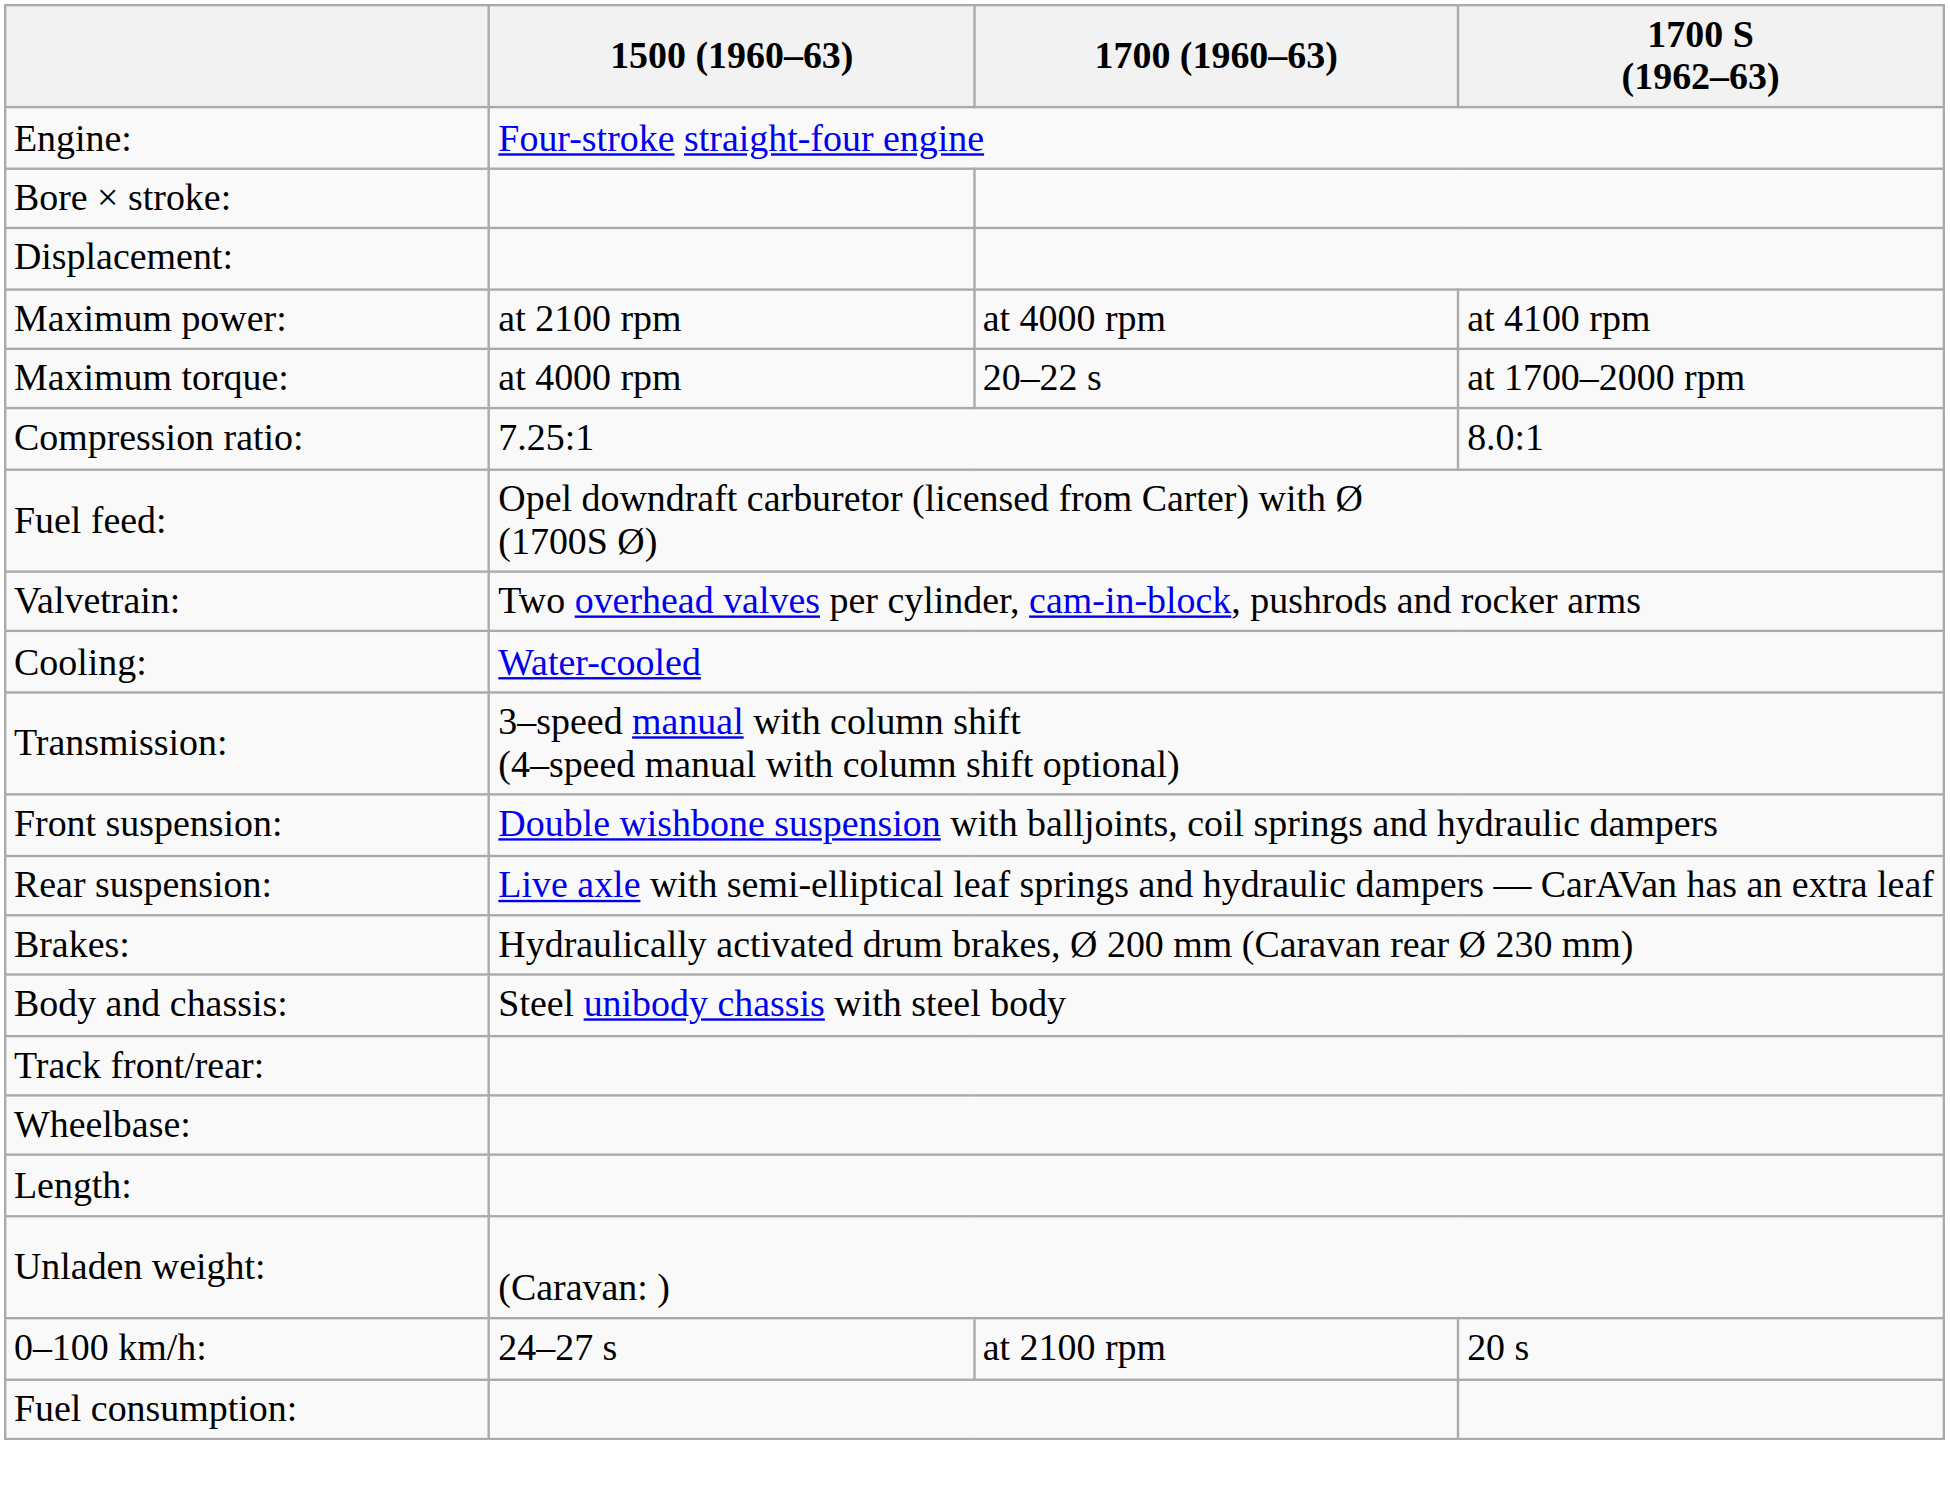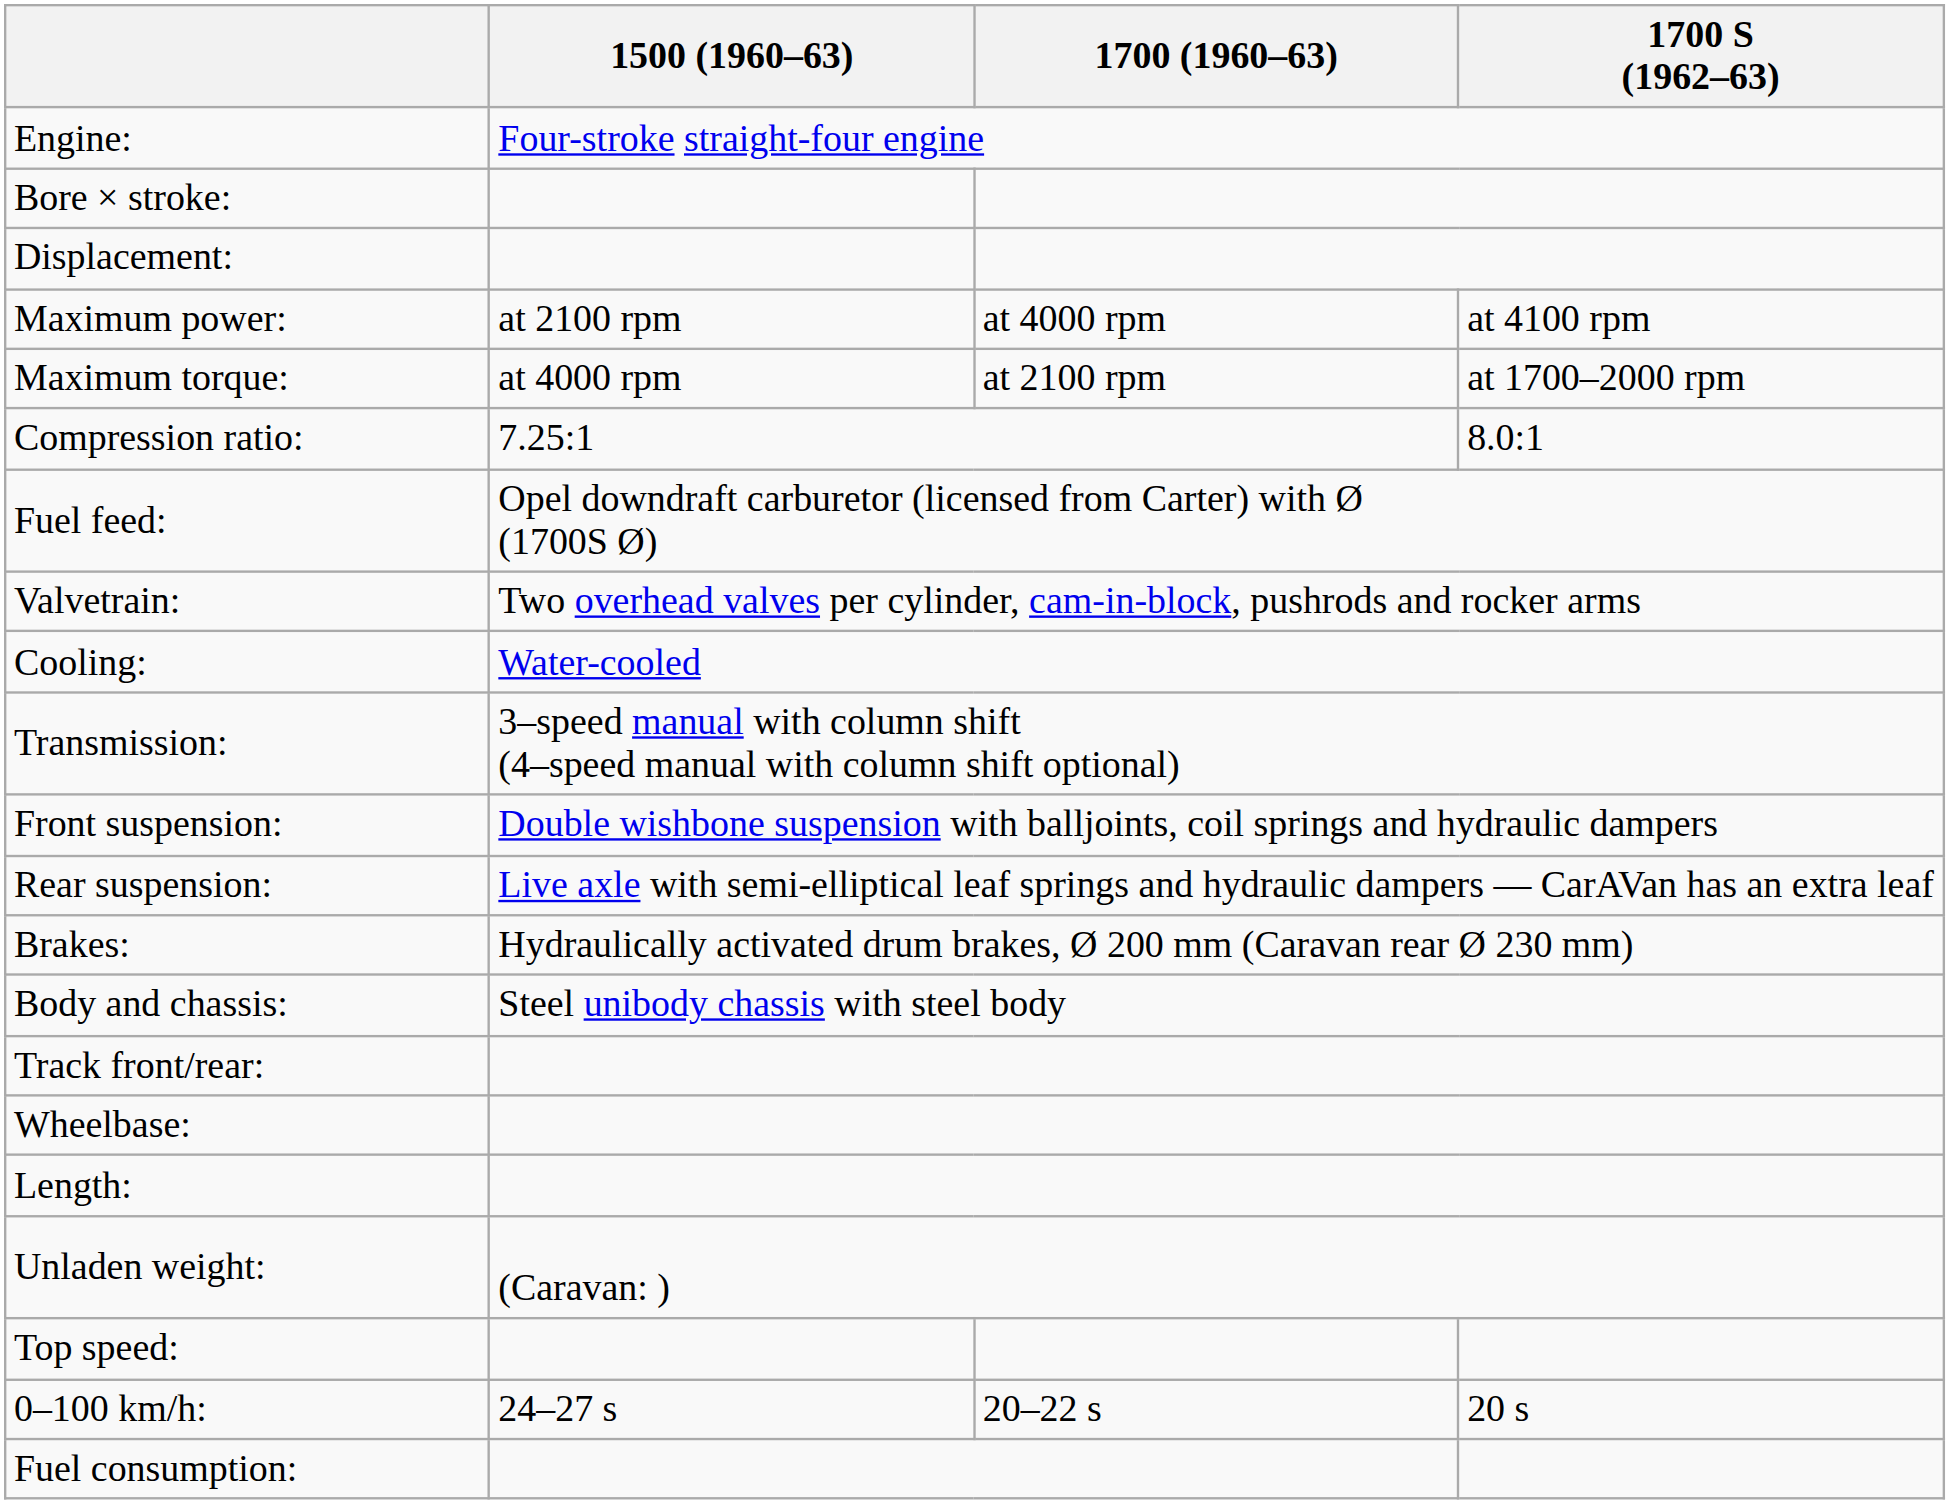(1042, 377) 20–22 s -> (1074, 377) at 2100 rpm
+ row: (96, 1347)
(1074, 1347) at 2100 rpm -> (1042, 1407) 20–22 s
